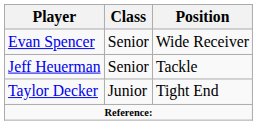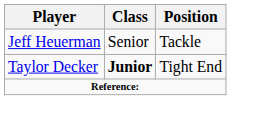- row: (51, 41)
(127, 91) normal -> (130, 66) bold
